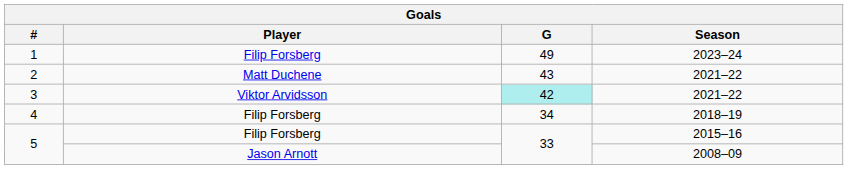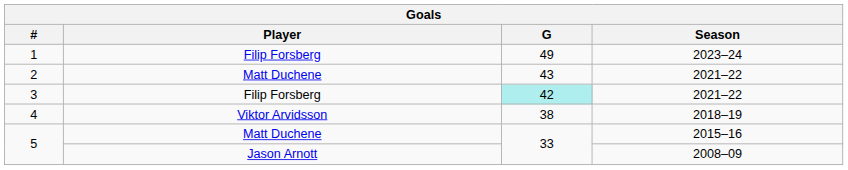(282, 94) Viktor Arvidsson -> (282, 94) Filip Forsberg
(282, 114) Filip Forsberg -> (282, 114) Viktor Arvidsson
(547, 114) 34 -> (547, 114) 38
(282, 134) Filip Forsberg -> (282, 134) Matt Duchene
